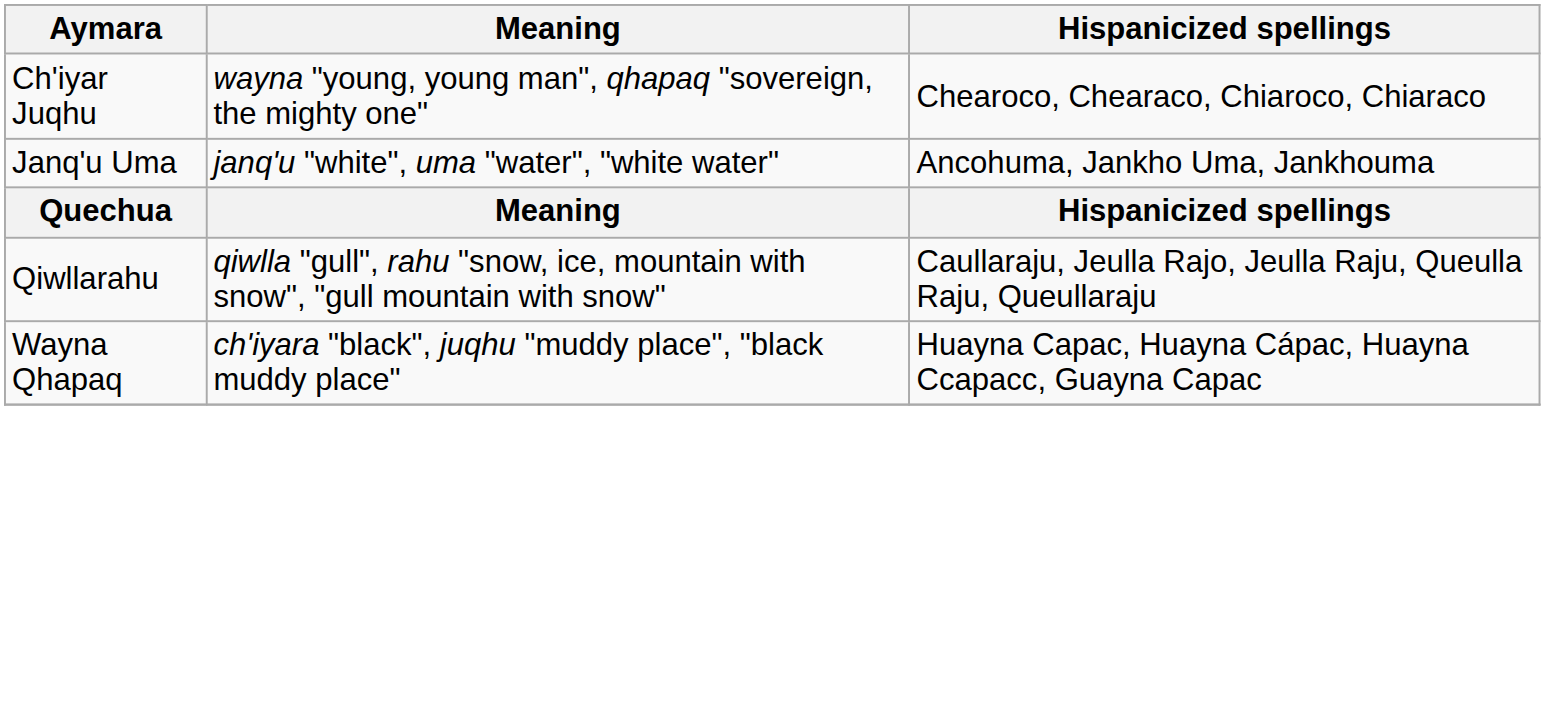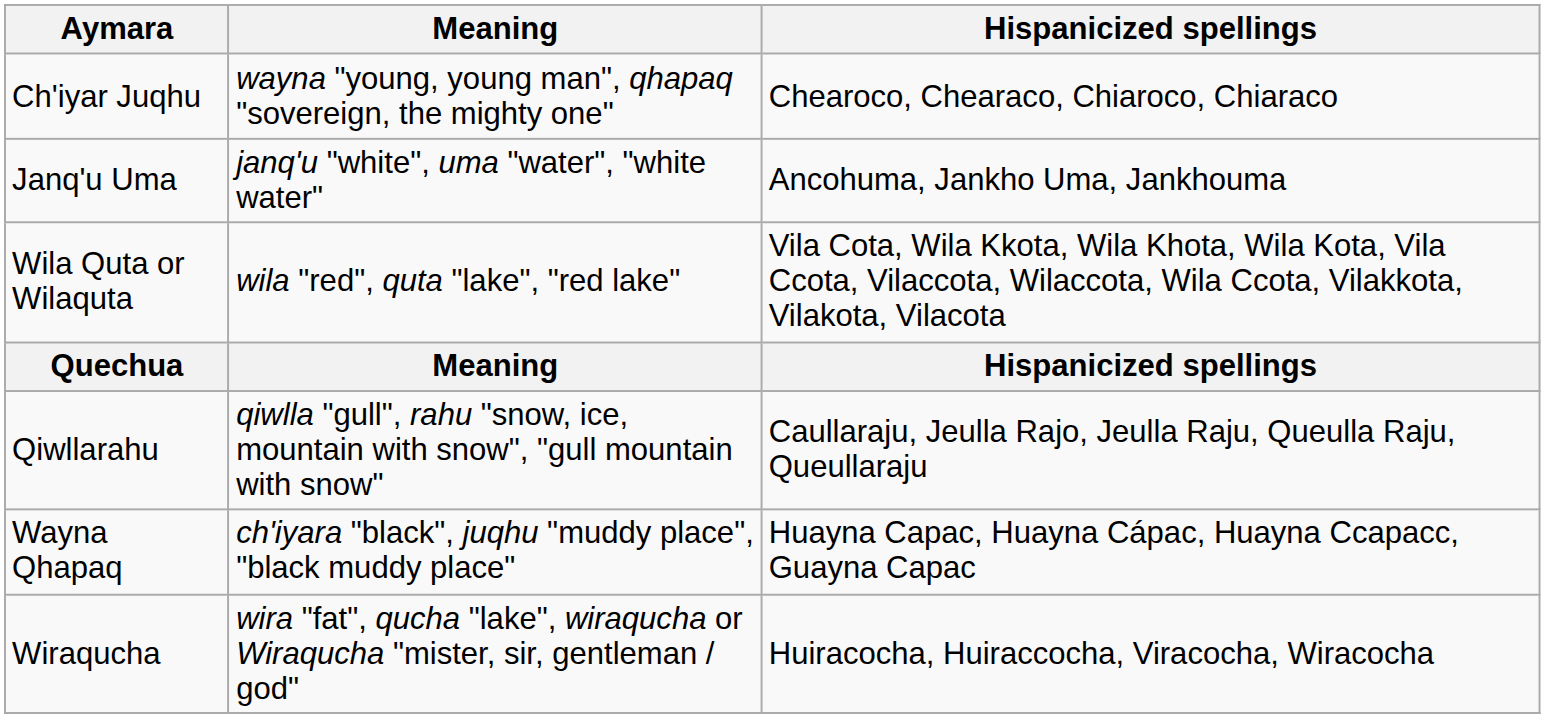+ row: (98, 281)
+ row: (86, 653)
